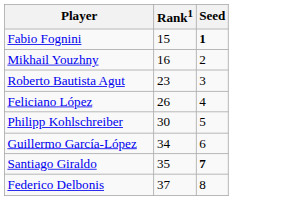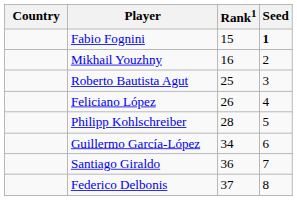+ column: (36, 16)
(164, 80) 23 -> (227, 80) 25
(164, 122) 30 -> (227, 122) 28
(164, 164) 35 -> (227, 164) 36
(202, 164) bold -> (266, 164) normal
